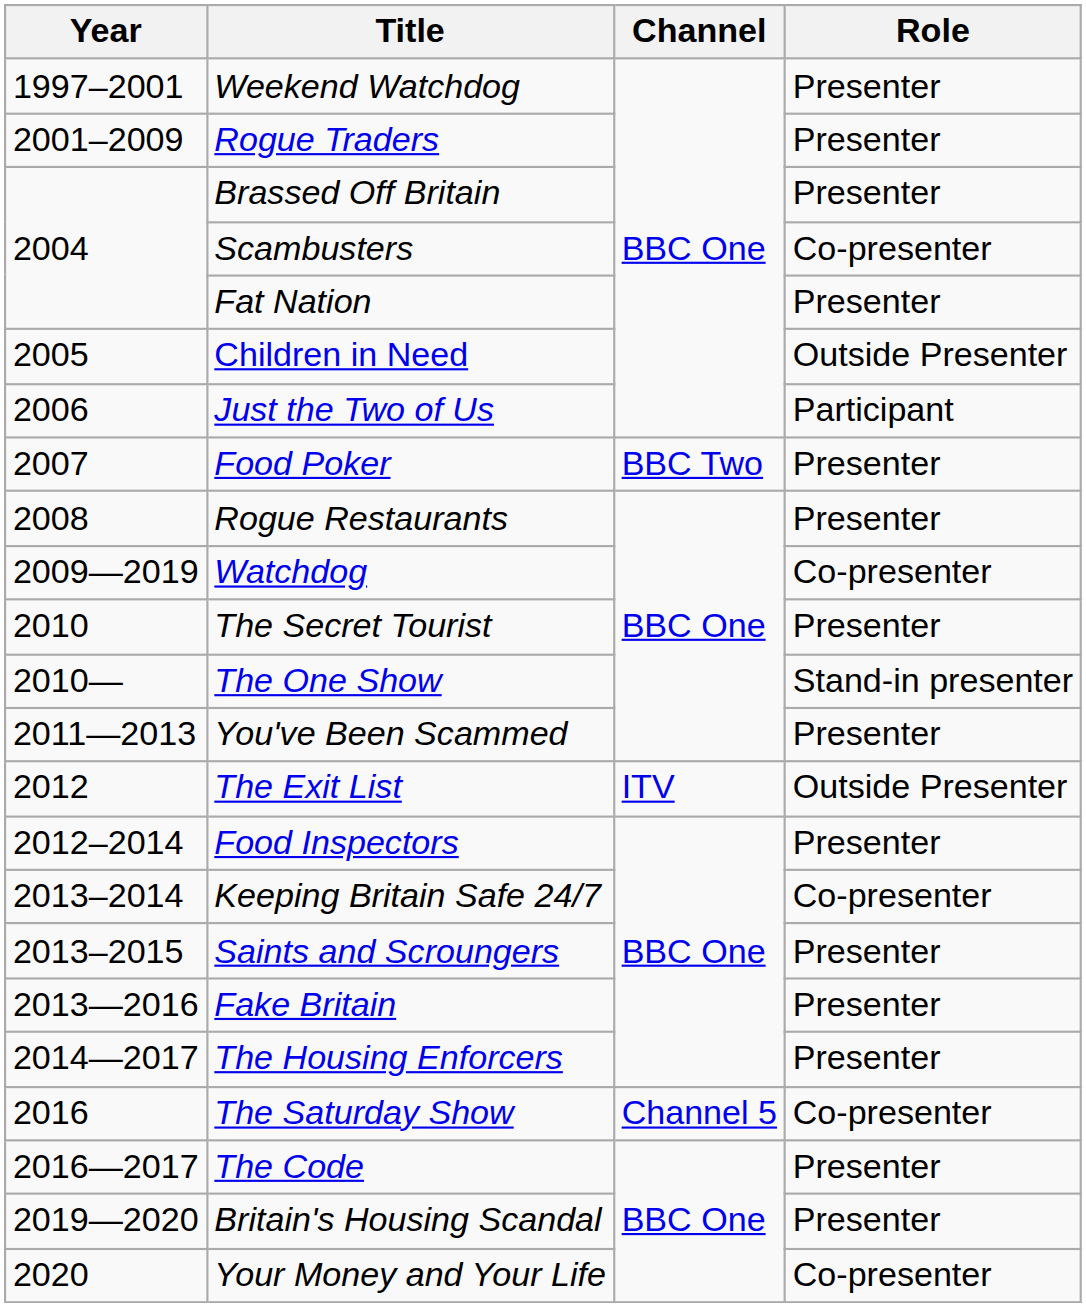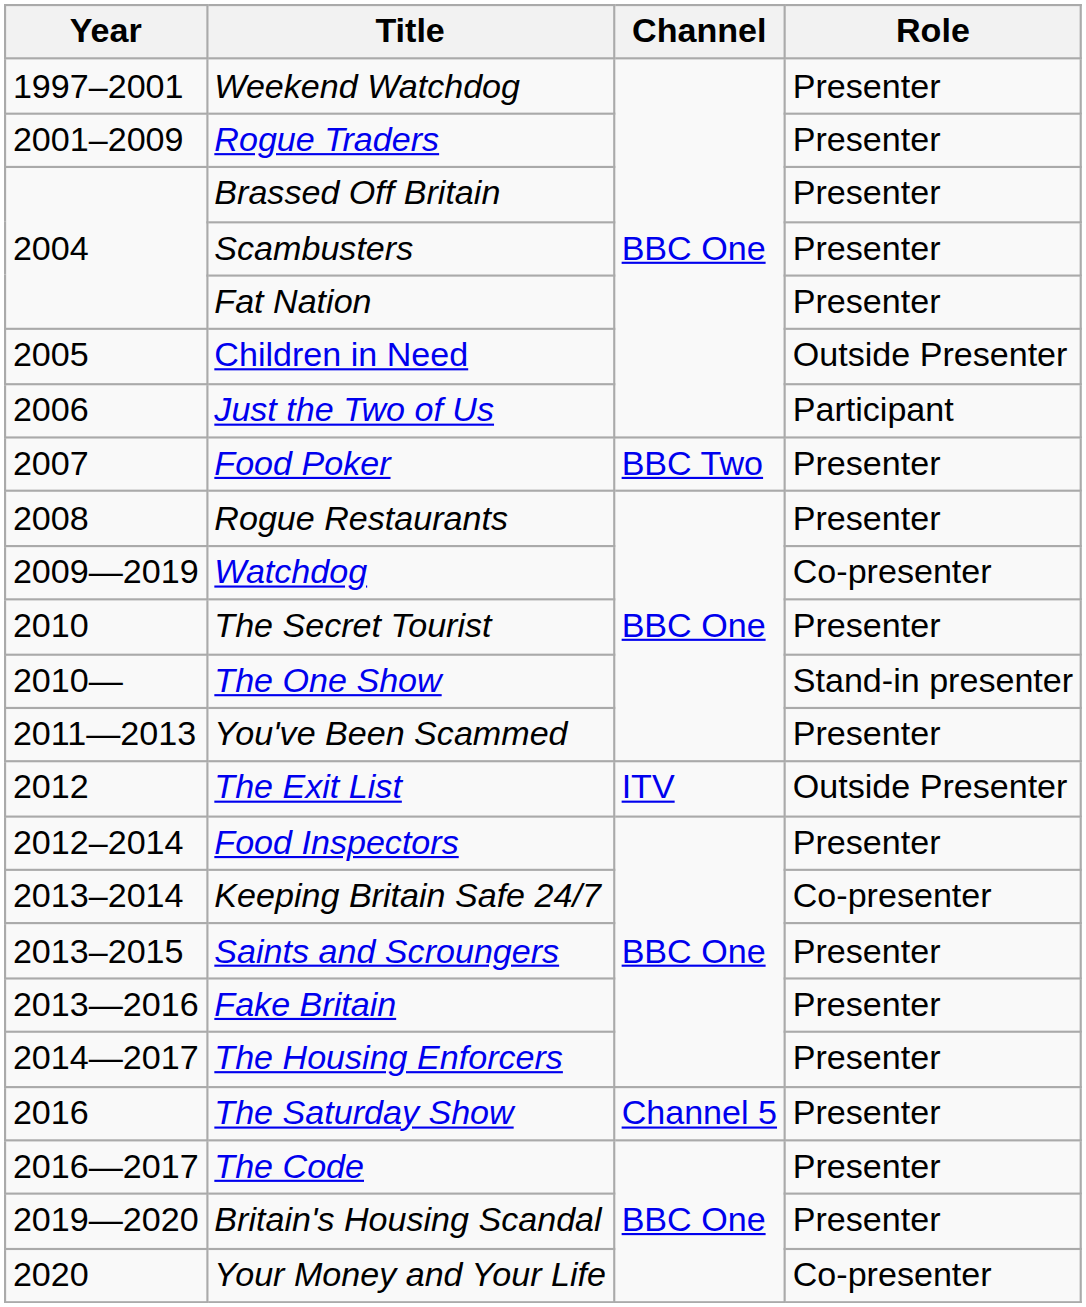(892, 247) Co-presenter -> (867, 247) Presenter
(892, 1112) Co-presenter -> (867, 1112) Presenter
